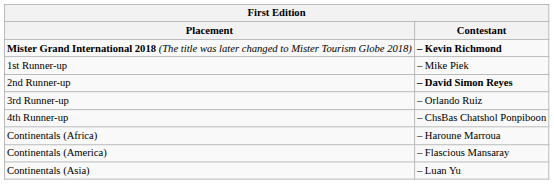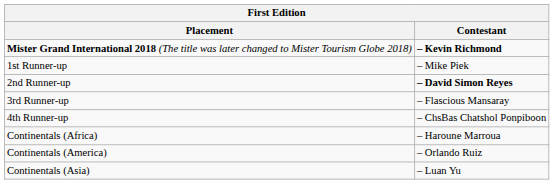(450, 100) – Orlando Ruiz -> (463, 100) – Flascious Mansaray
(463, 152) – Flascious Mansaray -> (450, 152) – Orlando Ruiz
